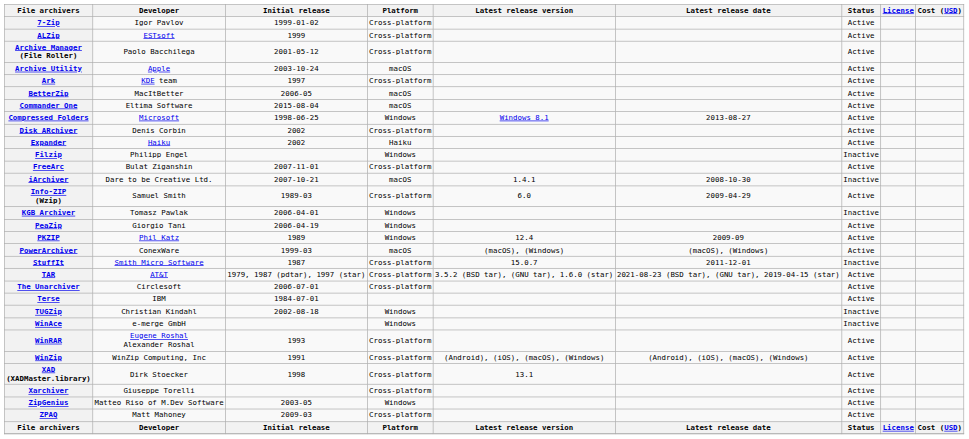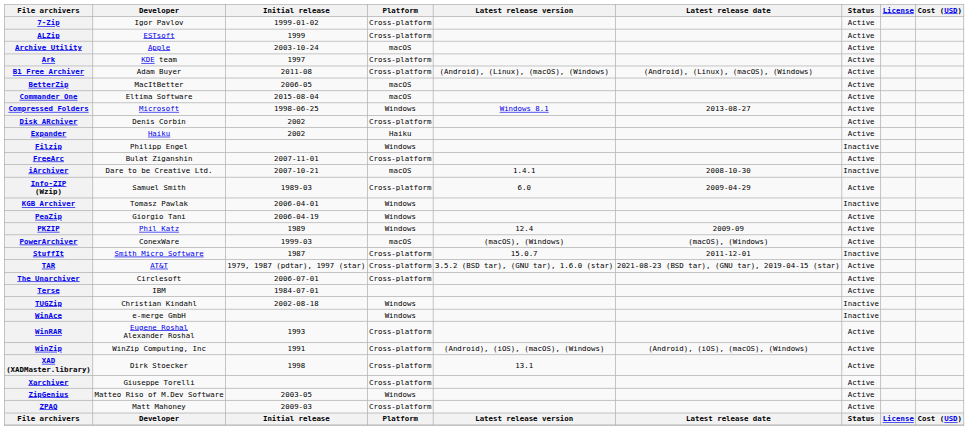- row: (48, 52)
+ row: (48, 72)
